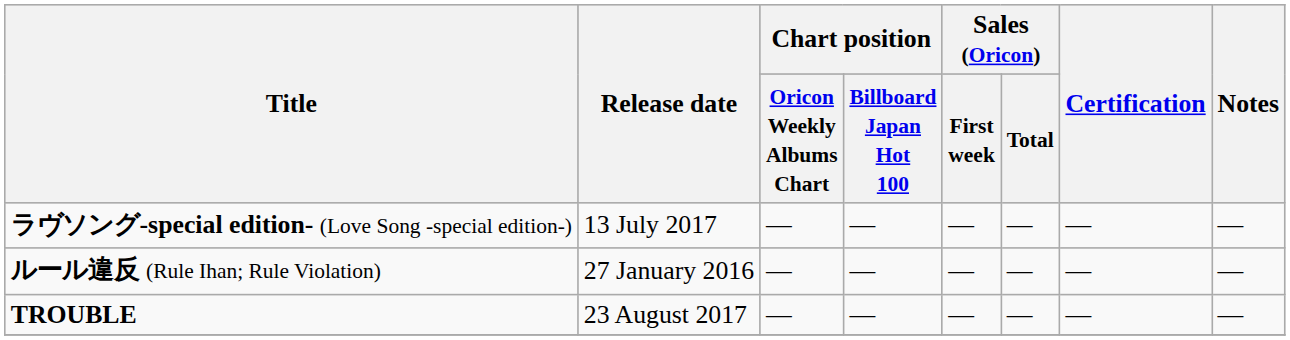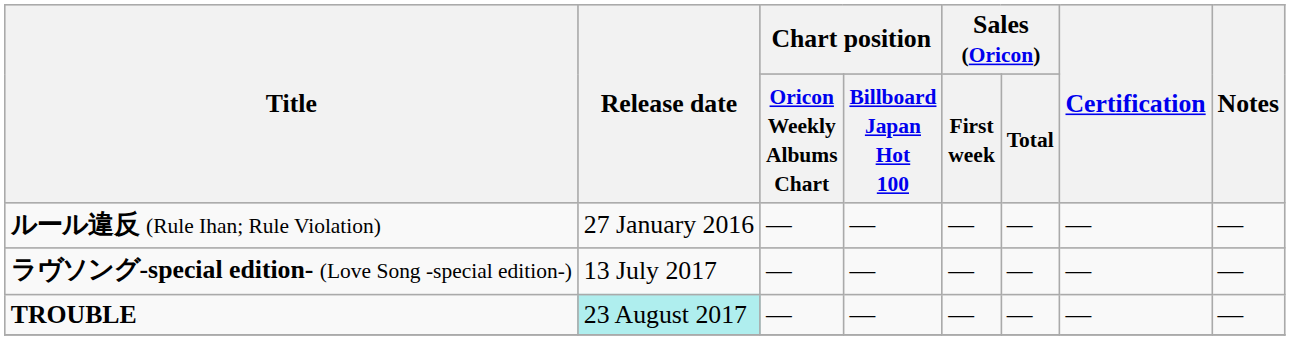rows swapped: (196, 269) <-> (291, 224)
(665, 313) no background -> (665, 313) paleturquoise background
